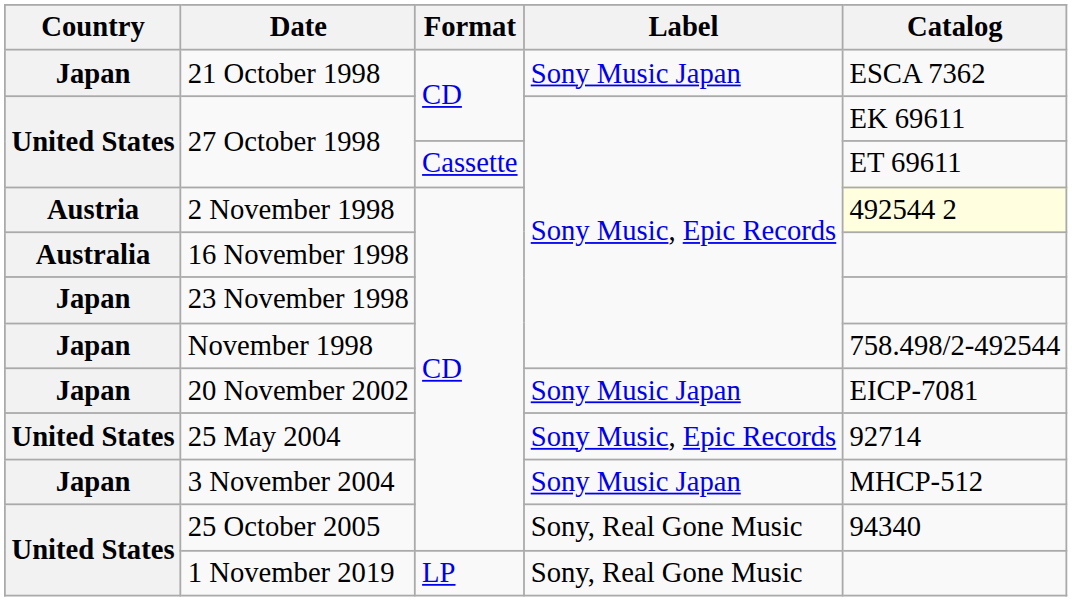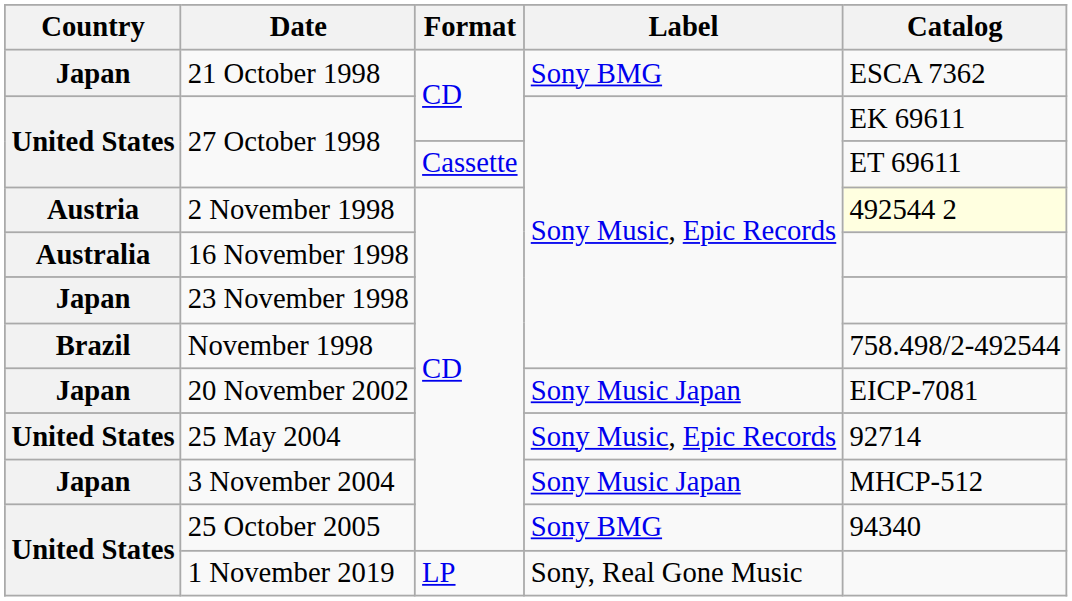(636, 72) Sony Music Japan -> (596, 72) Sony BMG
(93, 345) Japan -> (93, 345) Brazil
(667, 526) Sony, Real Gone Music -> (596, 526) Sony BMG
